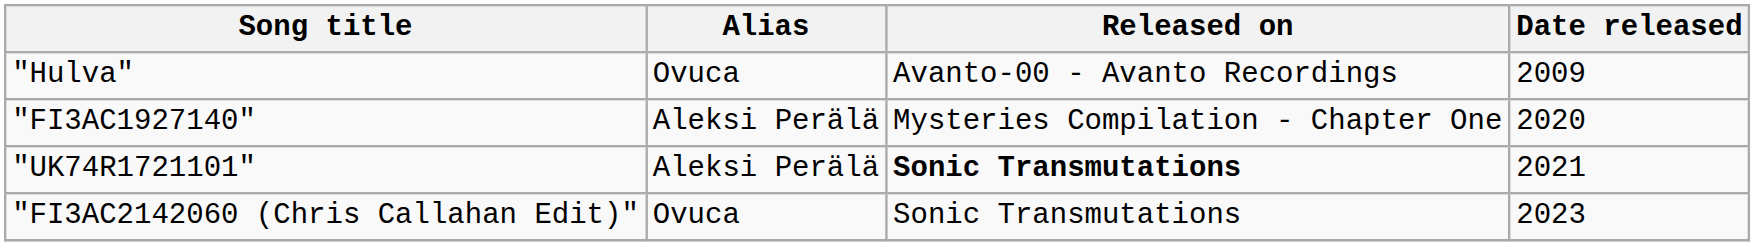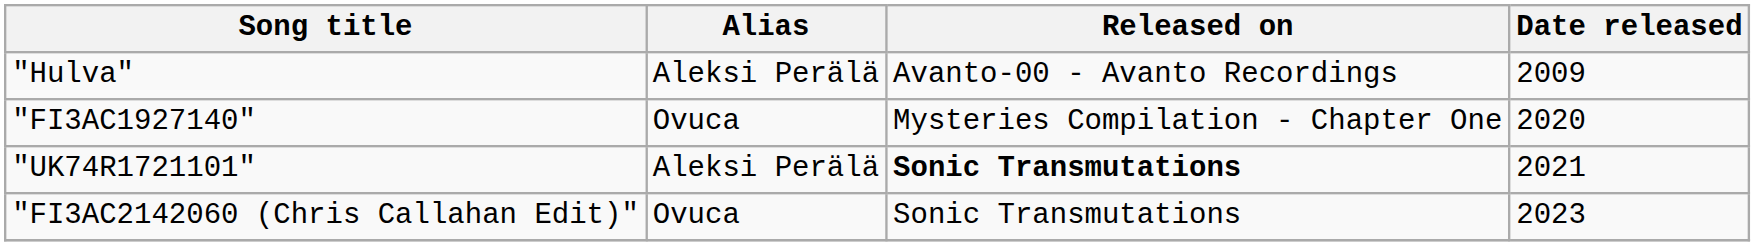(696, 76) Ovuca -> (766, 76) Aleksi Perälä
(766, 123) Aleksi Perälä -> (696, 123) Ovuca
